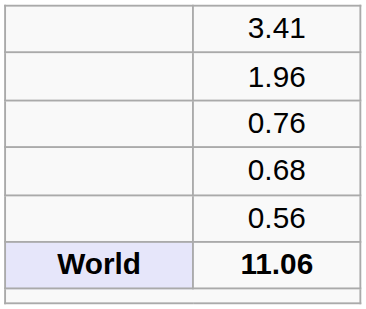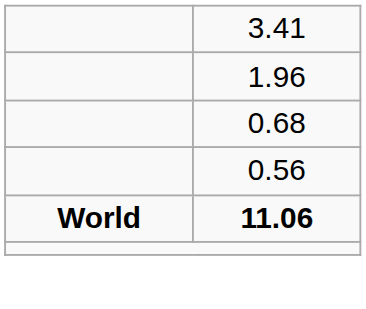- row: (277, 123)
(99, 264) lavender background -> (99, 217) no background
